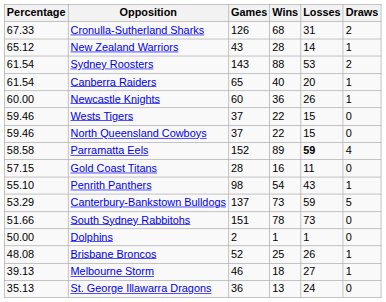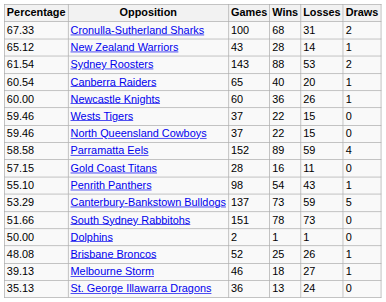(240, 30) 126 -> (240, 30) 100
(20, 82) 61.54 -> (20, 82) 60.54
(309, 151) bold -> (309, 151) normal
